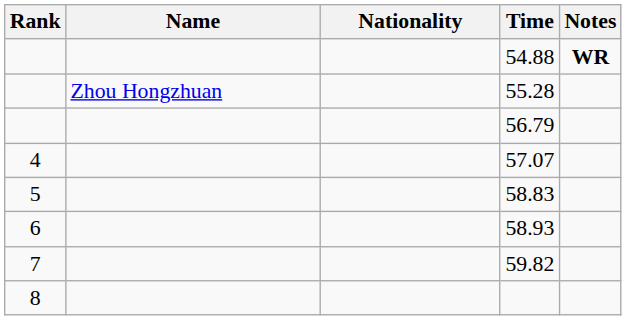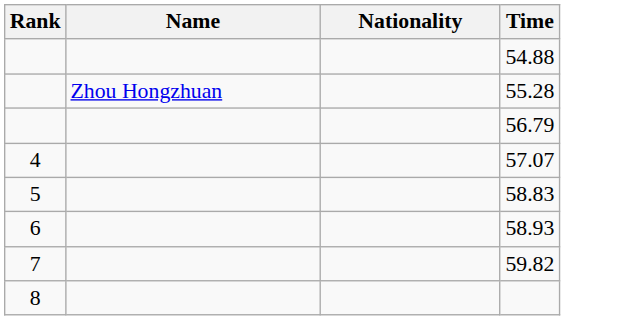- column: (590, 21)
